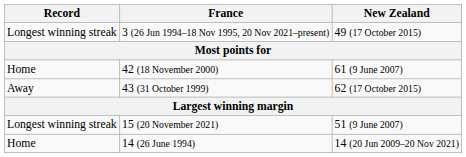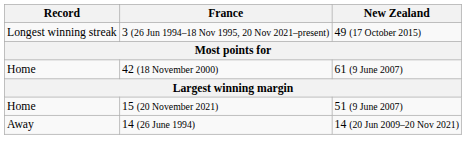- row: (165, 87)
(62, 124) Longest winning streak -> (21, 106) Home
(21, 143) Home -> (20, 124) Away
